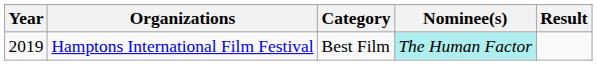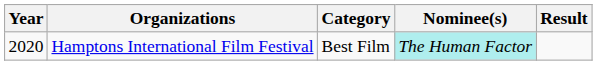(26, 45) 2019 -> (26, 45) 2020
